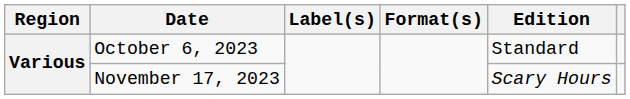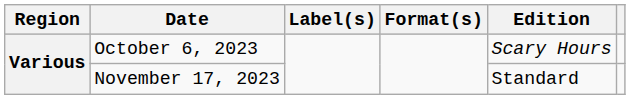(535, 49) Standard -> (552, 49) Scary Hours
(552, 79) Scary Hours -> (535, 79) Standard
